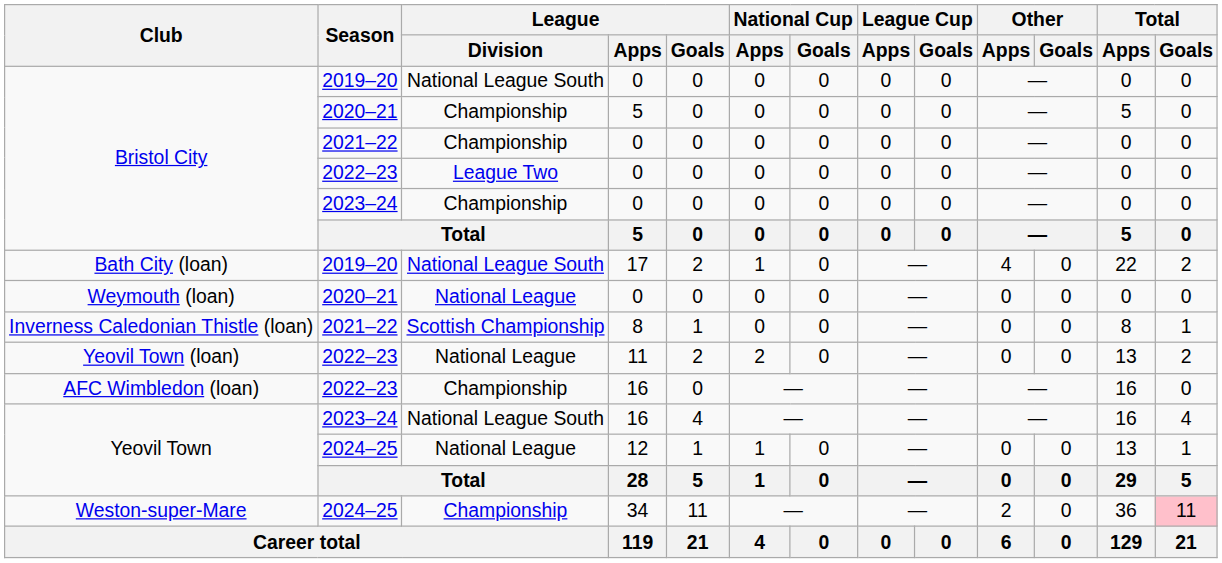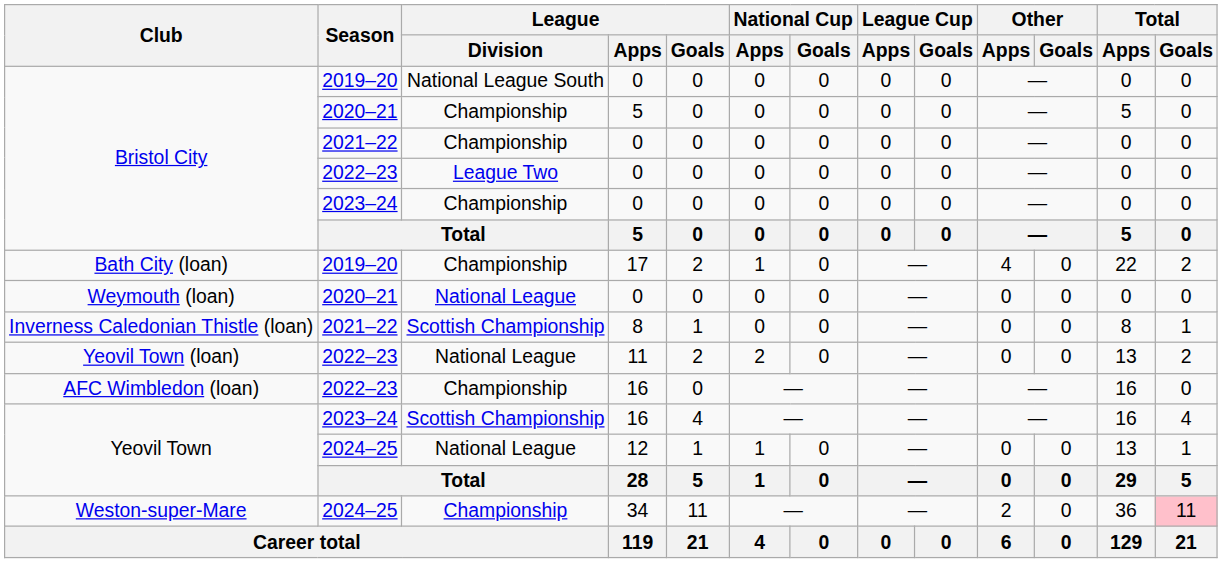(505, 265) National League South -> (505, 265) Championship
(505, 419) National League South -> (505, 419) Scottish Championship
